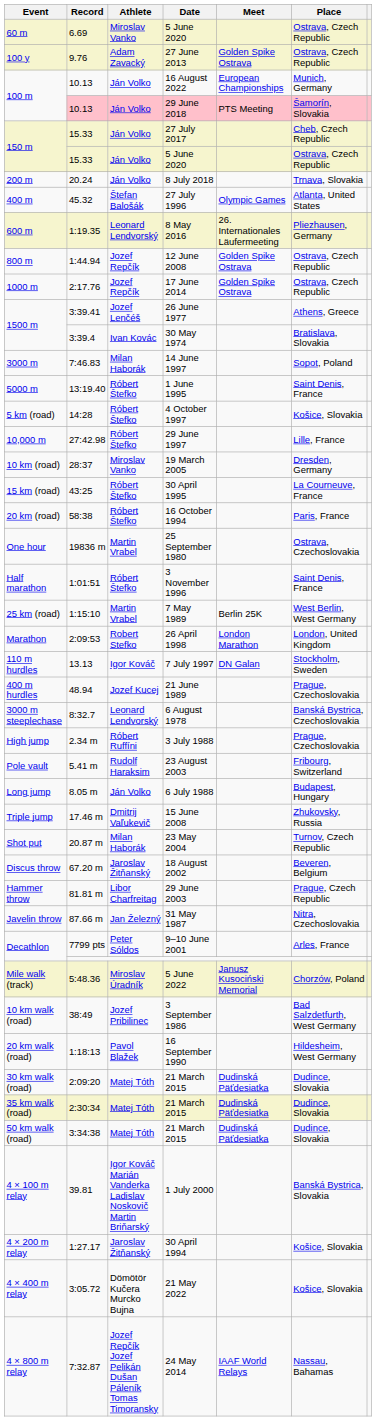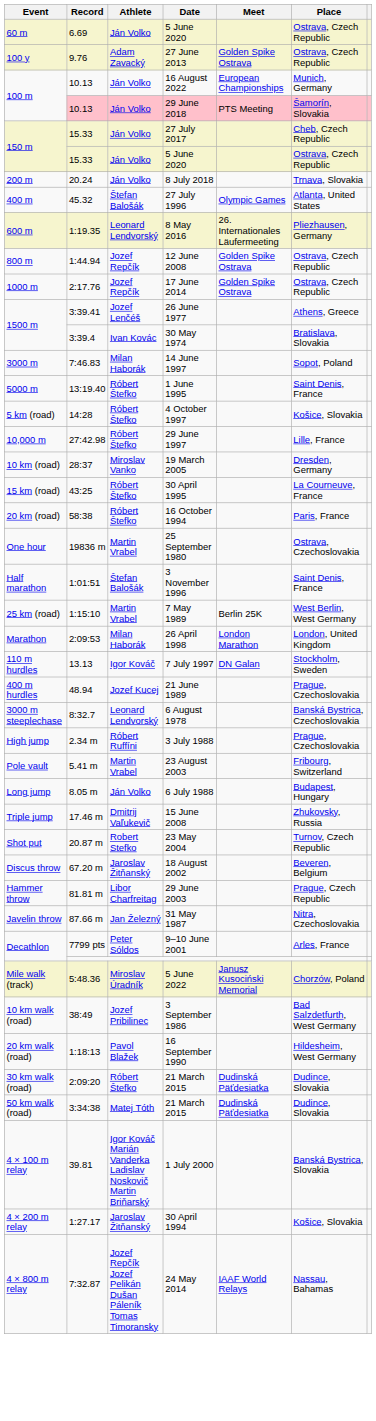(127, 32) Miroslav Vanko -> (130, 32) Ján Volko
(124, 583) Róbert Štefko -> (127, 583) Štefan Balošák
(124, 639) Robert Stefko -> (128, 639) Milan Haborák
(130, 766) Rudolf Haraksim -> (123, 766) Martin Vrabel
(128, 842) Milan Haborák -> (124, 842) Robert Stefko
(132, 1082) Matej Tóth -> (124, 1082) Róbert Štefko
- row: (30, 1108)
- row: (28, 1288)
